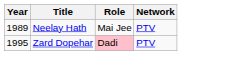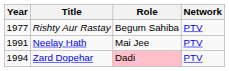+ row: (72, 27)
(17, 27) 1989 -> (17, 43) 1991
(17, 43) 1995 -> (17, 58) 1994
